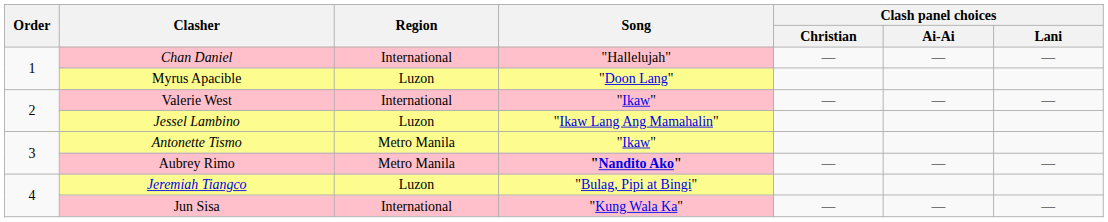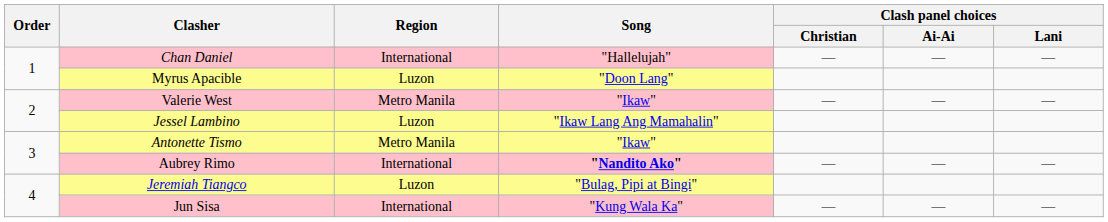(416, 100) International -> (416, 100) Metro Manila
(416, 163) Metro Manila -> (416, 163) International
